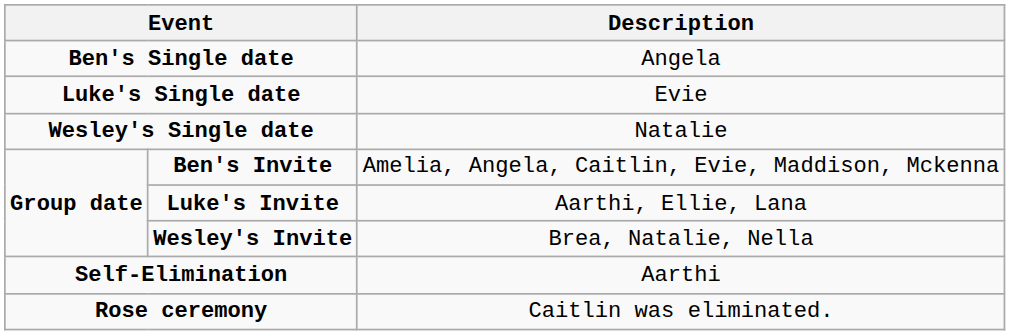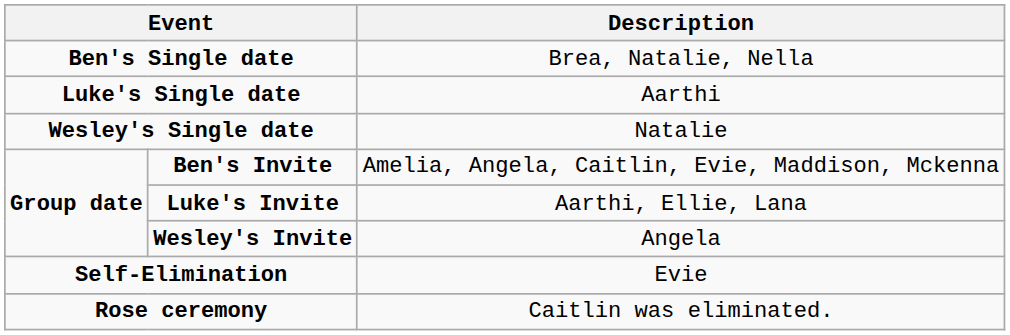(681, 59) Angela -> (681, 59) Brea, Natalie, Nella
(681, 95) Evie -> (681, 95) Aarthi
(681, 239) Brea, Natalie, Nella -> (681, 239) Angela
(681, 275) Aarthi -> (681, 275) Evie
